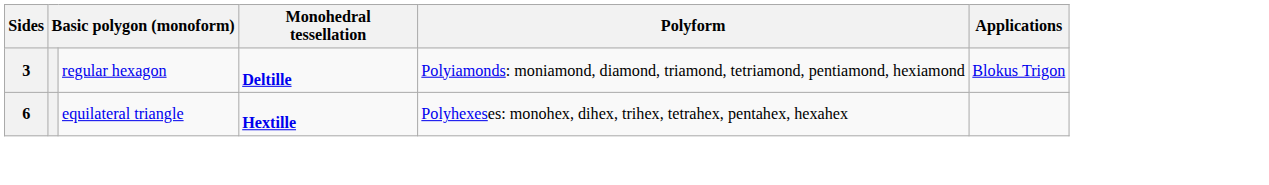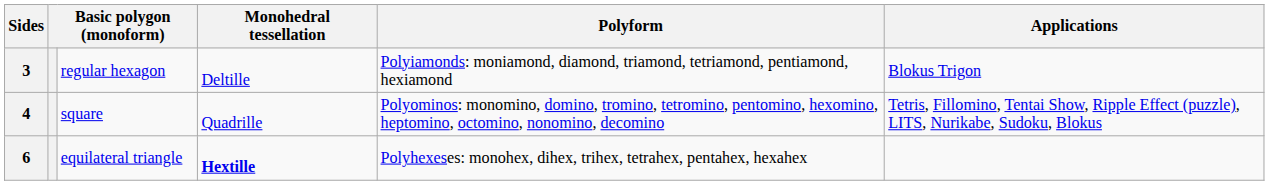(267, 79) bold -> (226, 79) normal
+ row: (26, 114)
